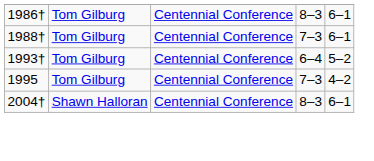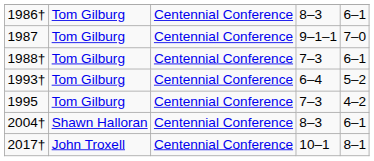+ row: (23, 36)
+ row: (26, 144)
